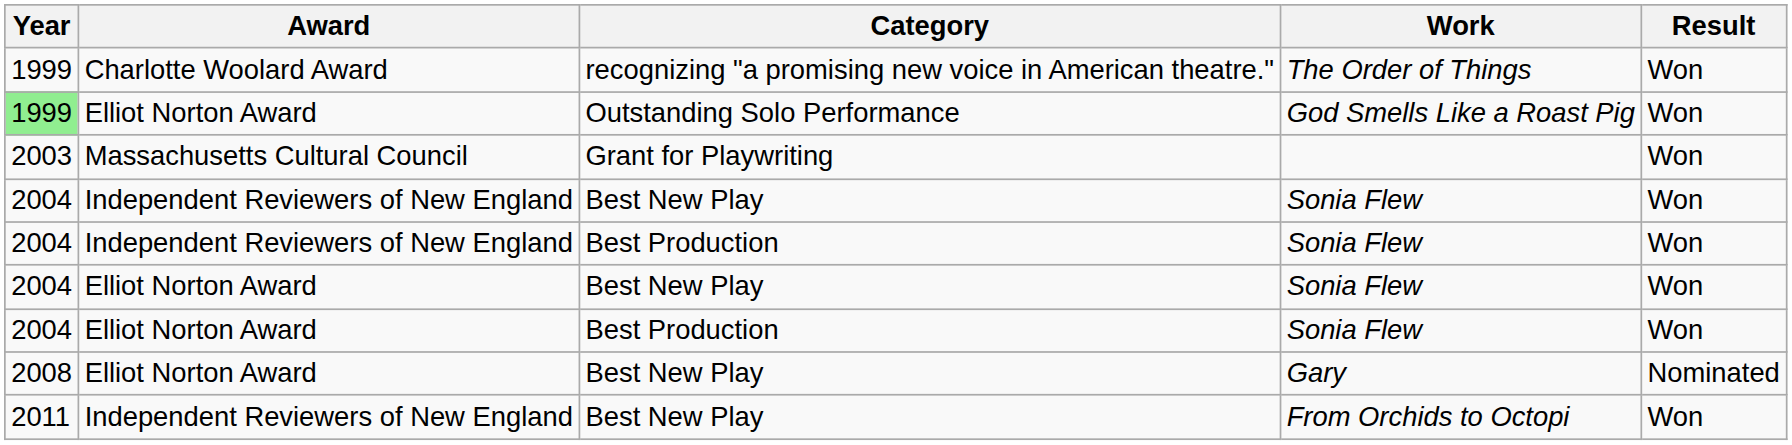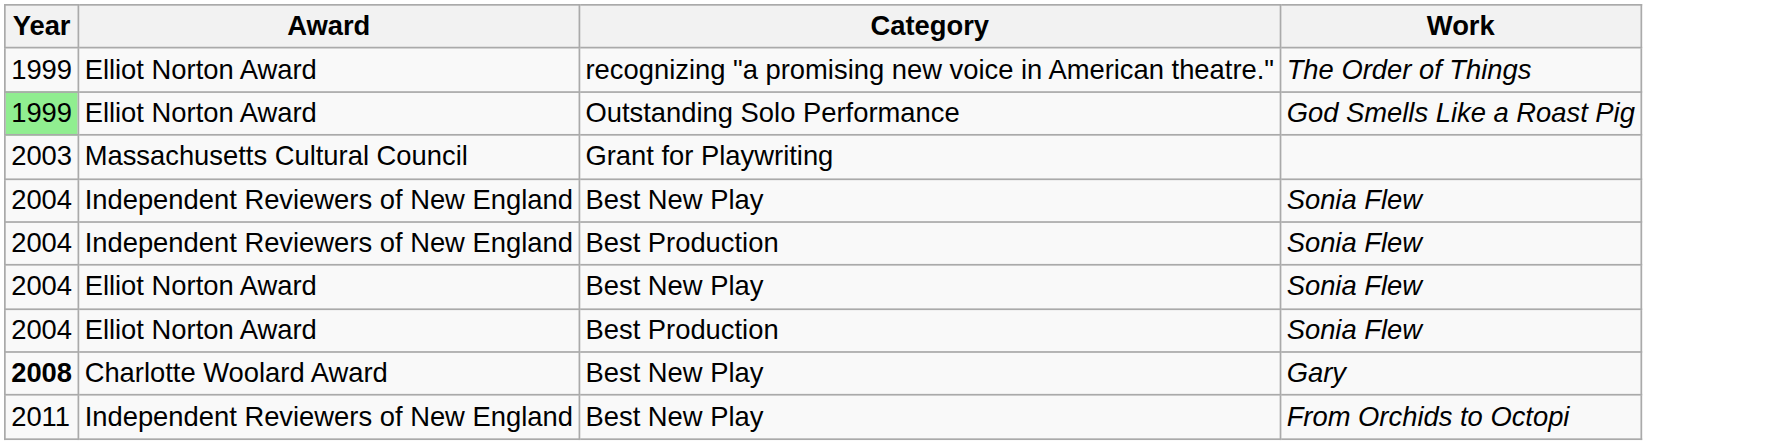- column: (1714, 26)
(236, 69) Charlotte Woolard Award -> (201, 69) Elliot Norton Award
(42, 373) normal -> (42, 373) bold
(201, 373) Elliot Norton Award -> (236, 373) Charlotte Woolard Award
